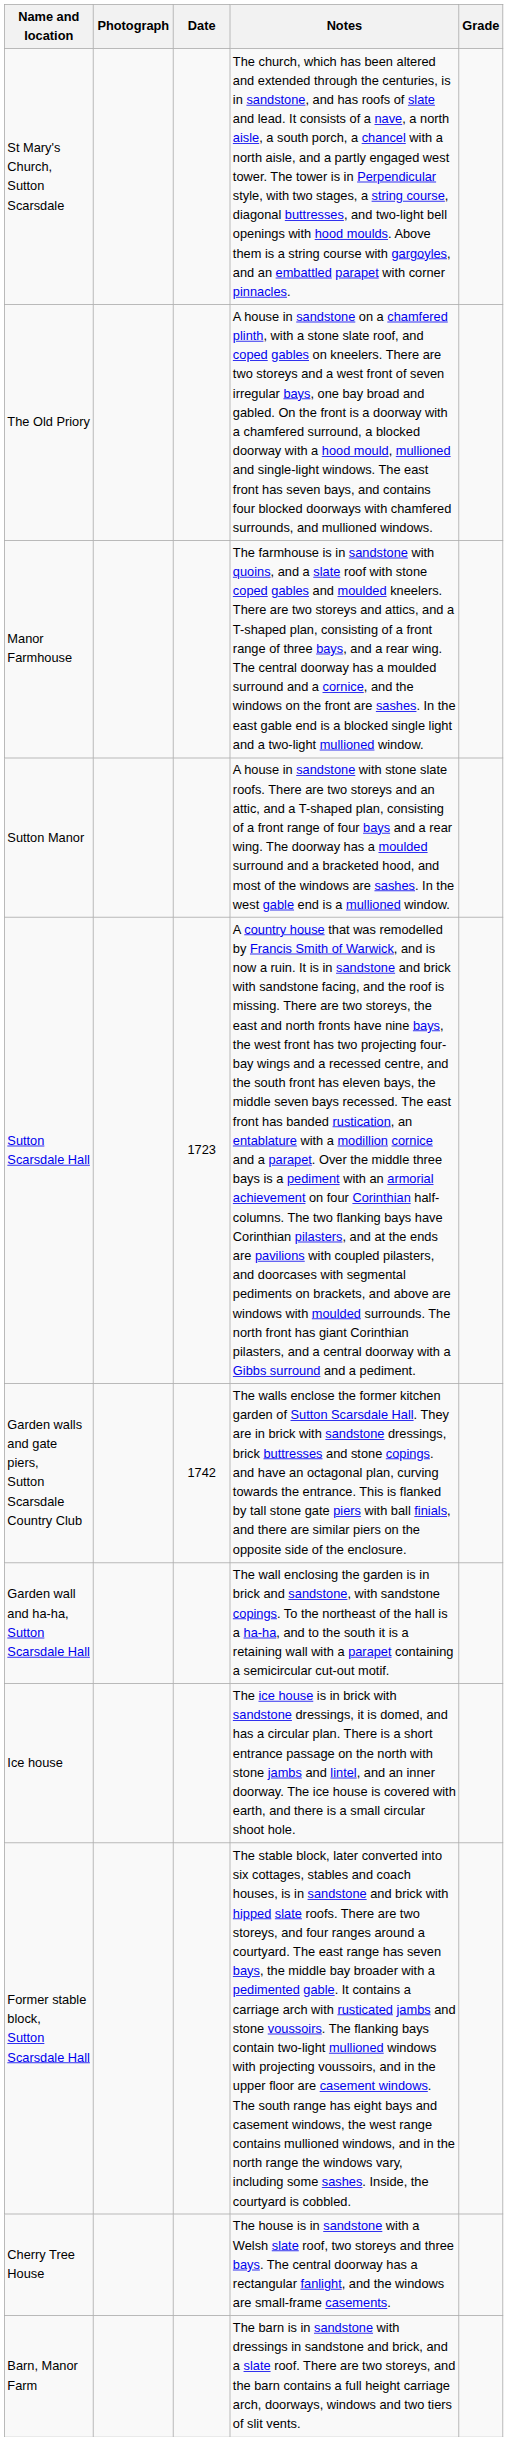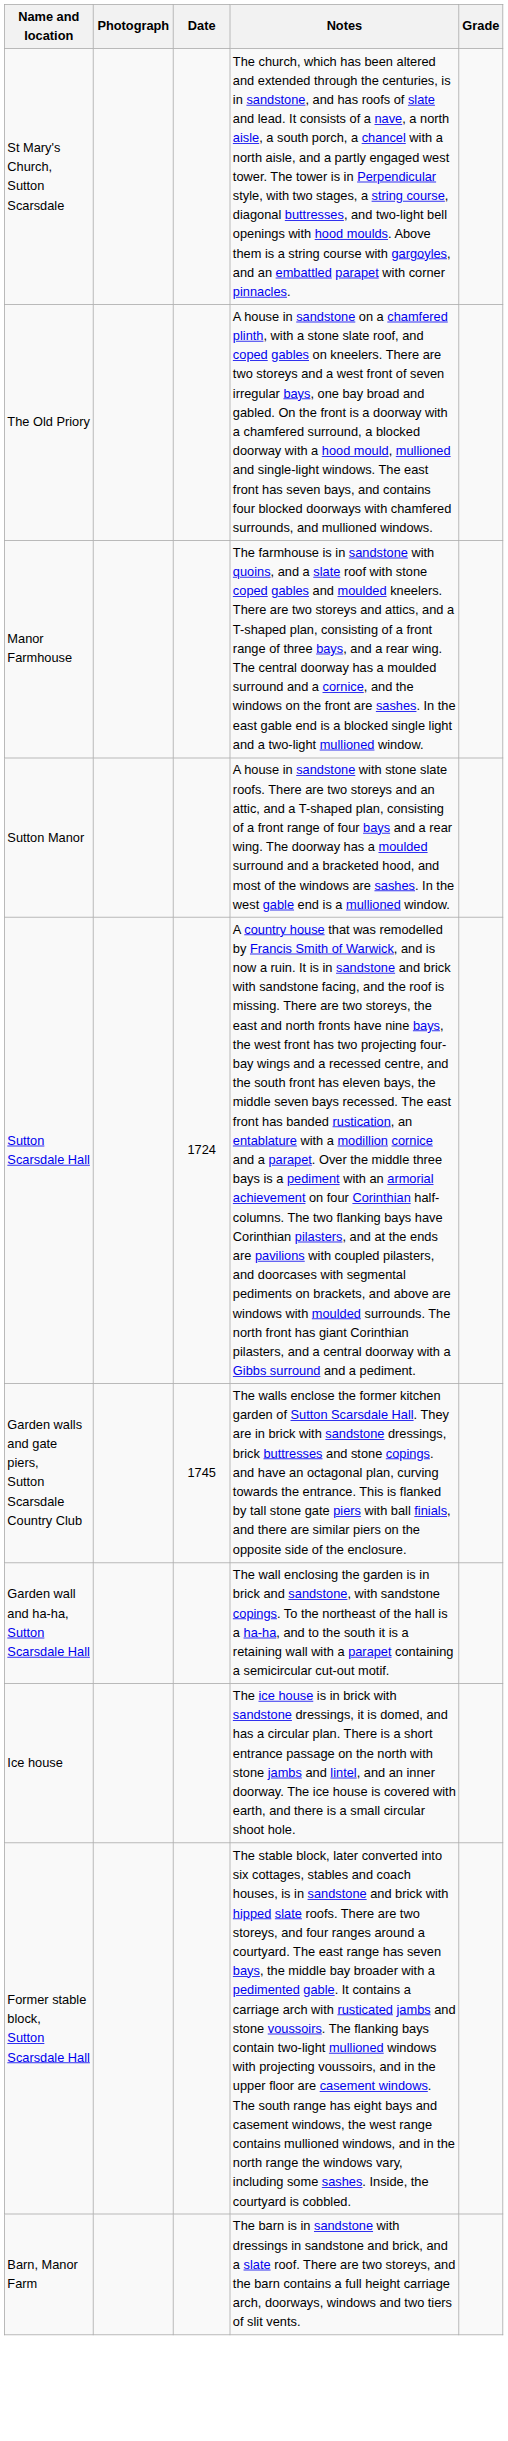(202, 1150) 1723 -> (202, 1150) 1724
(202, 1473) 1742 -> (202, 1473) 1745
- row: (41, 2264)
